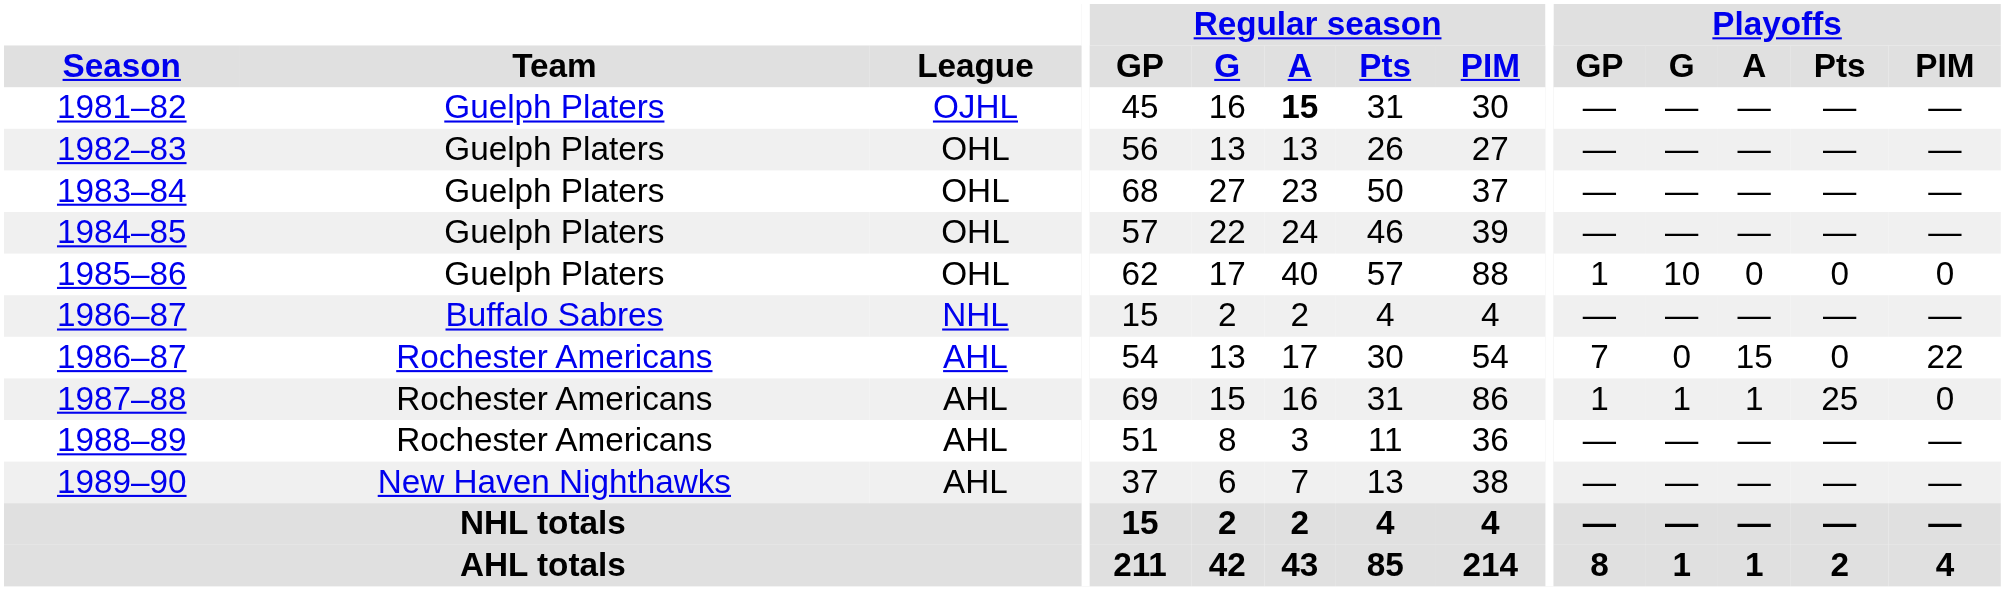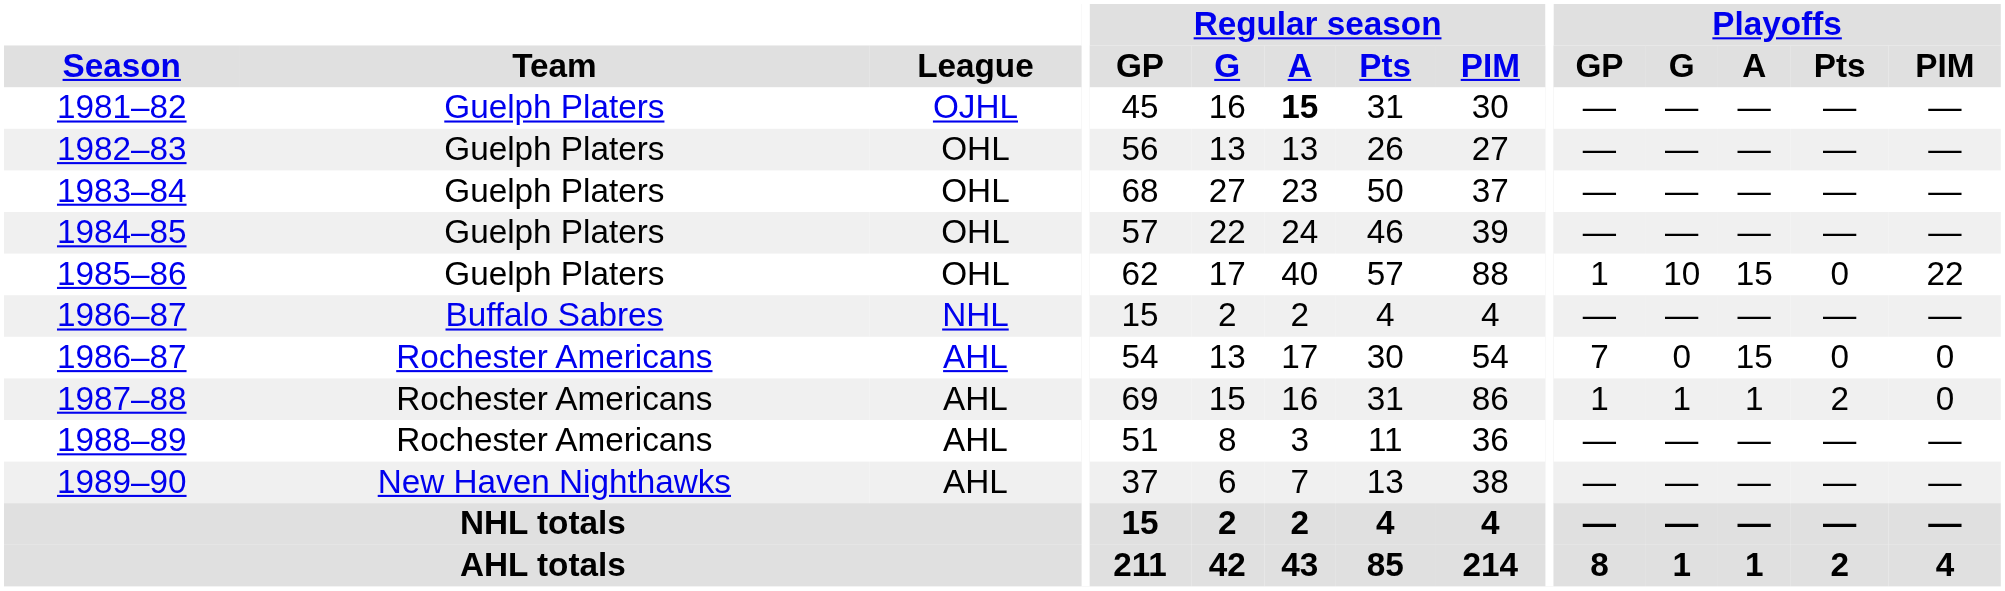(1754, 273) 0 -> (1754, 273) 15
(1945, 273) 0 -> (1945, 273) 22
(1945, 357) 22 -> (1945, 357) 0
(1840, 398) 25 -> (1840, 398) 2
